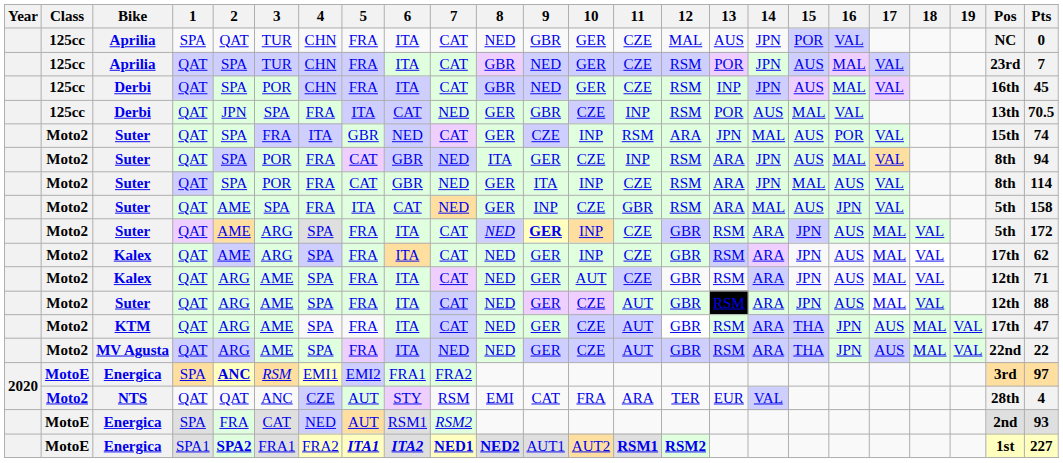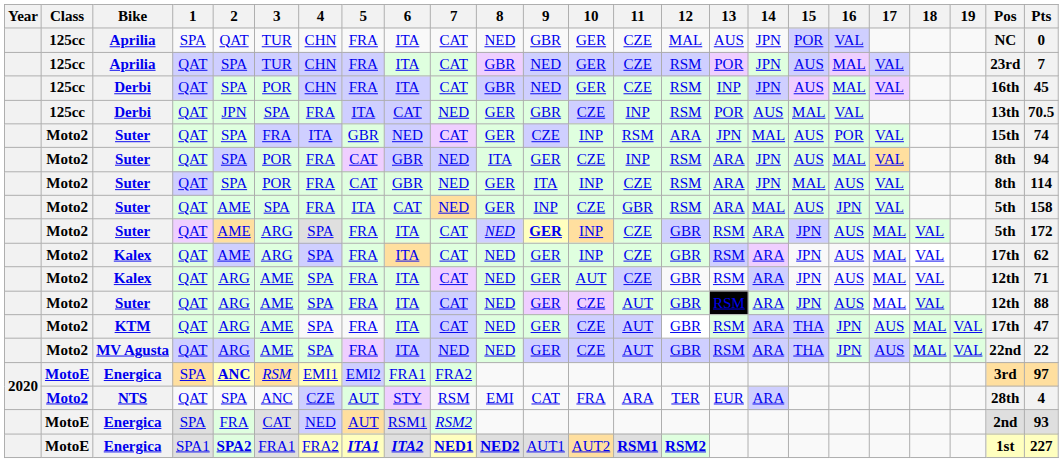(234, 398) QAT -> (234, 398) SPA
(768, 398) VAL -> (768, 398) ARA
